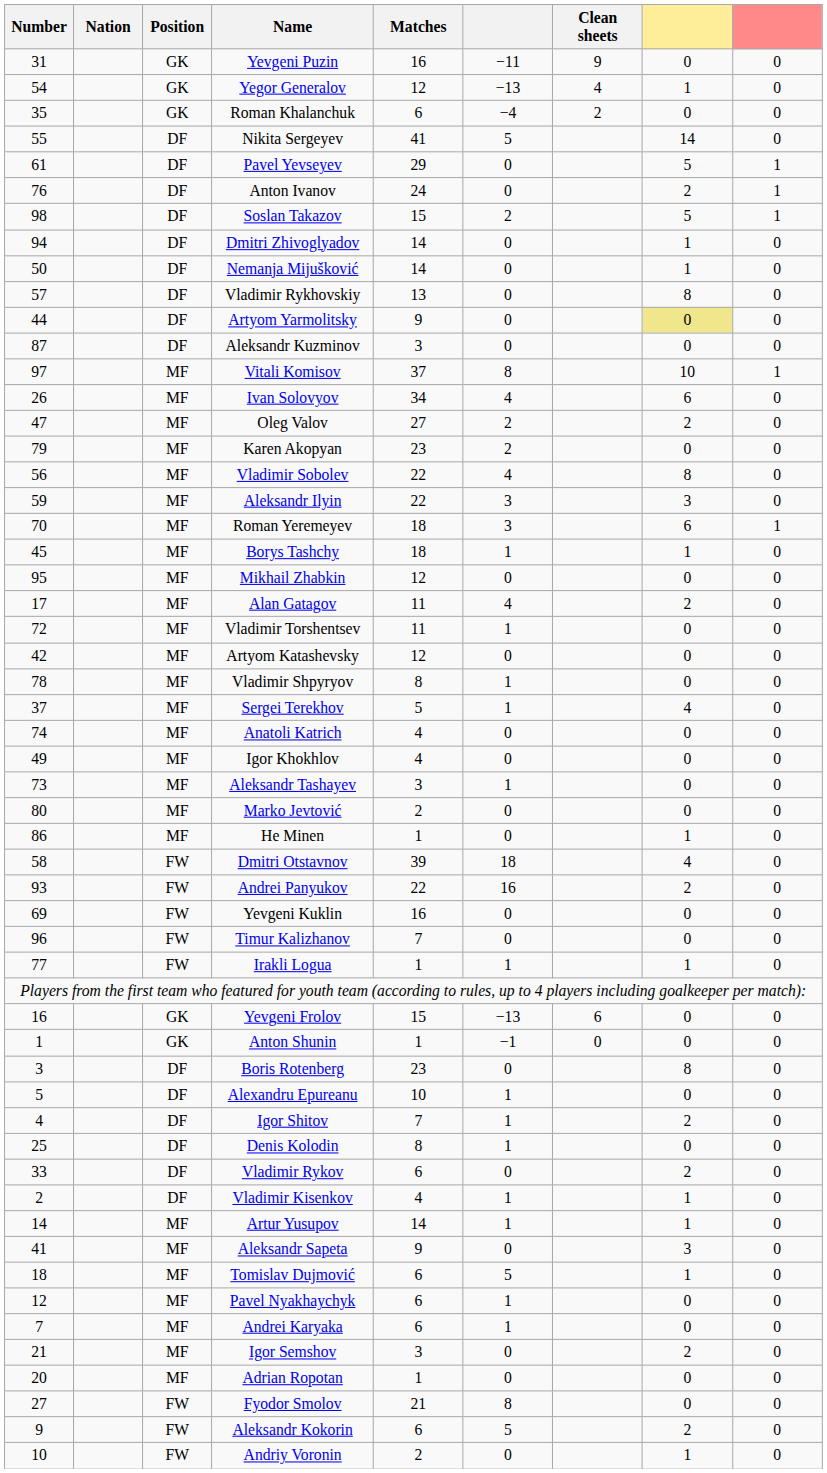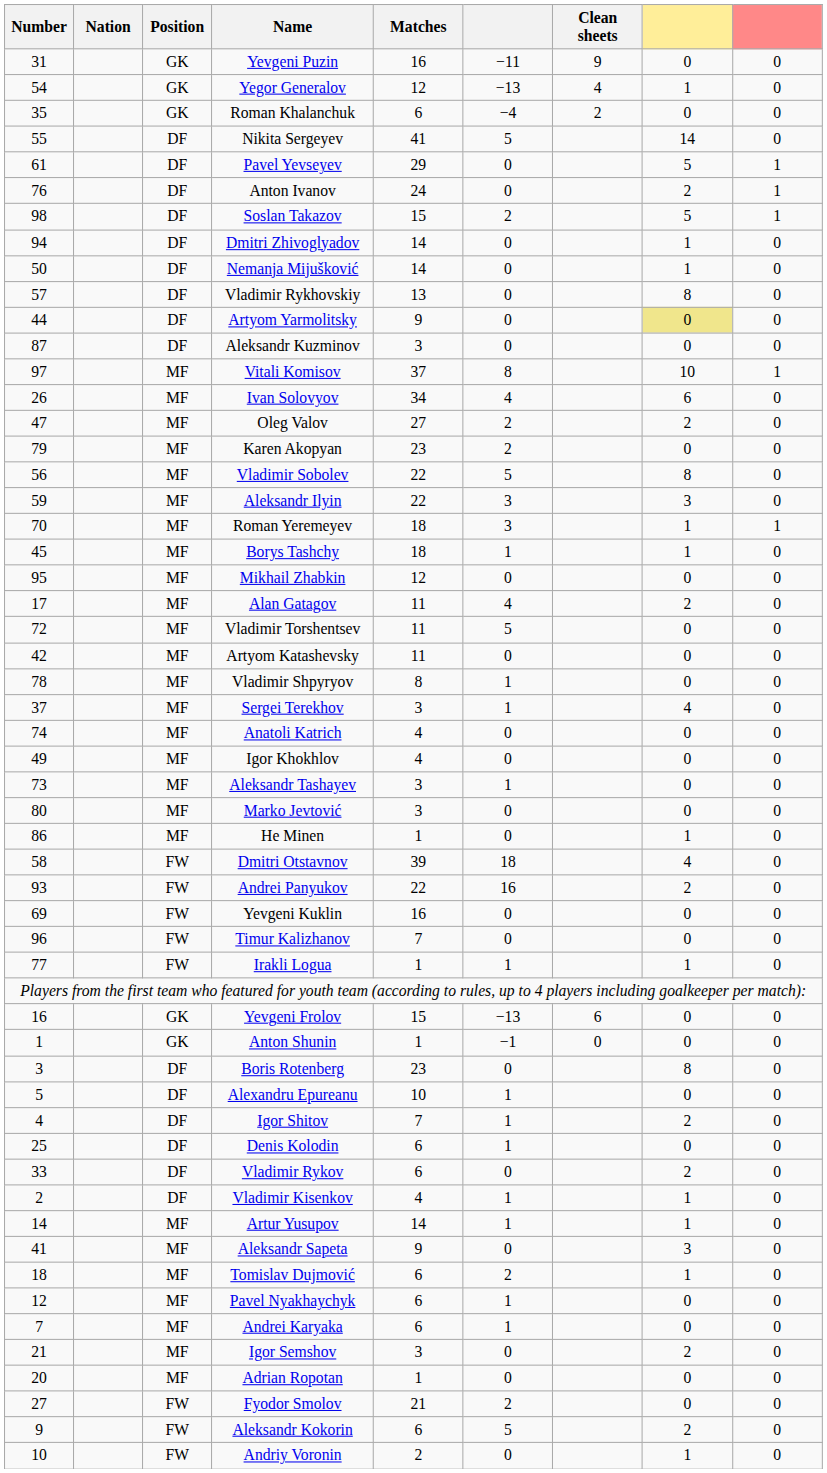(508, 474) 4 -> (508, 474) 5
(687, 526) 6 -> (687, 526) 1
(508, 629) 1 -> (508, 629) 5
(418, 655) 12 -> (418, 655) 11
(418, 707) 5 -> (418, 707) 3
(418, 810) 2 -> (418, 810) 3
(418, 1146) 8 -> (418, 1146) 6
(508, 1275) 5 -> (508, 1275) 2
(508, 1404) 8 -> (508, 1404) 2
